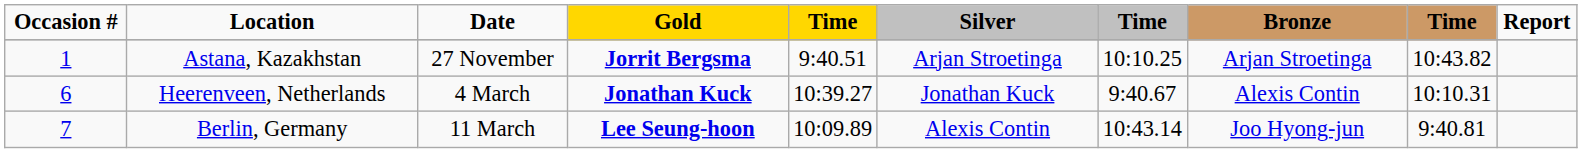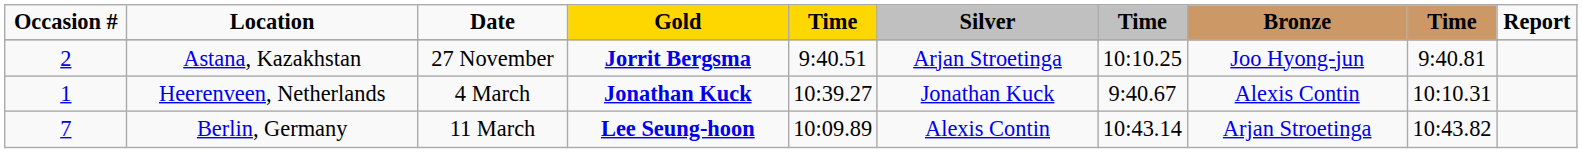(66, 57) 1 -> (66, 57) 2
(1297, 57) Arjan Stroetinga -> (1297, 57) Joo Hyong-jun
(1452, 57) 10:43.82 -> (1452, 57) 9:40.81
(66, 93) 6 -> (66, 93) 1
(1297, 128) Joo Hyong-jun -> (1297, 128) Arjan Stroetinga
(1452, 128) 9:40.81 -> (1452, 128) 10:43.82
